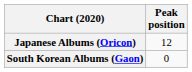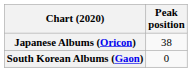(166, 42) 12 -> (166, 42) 38
